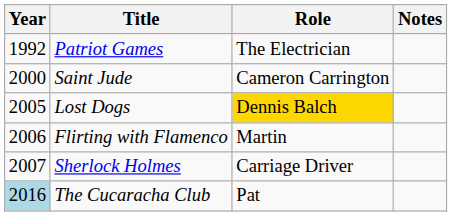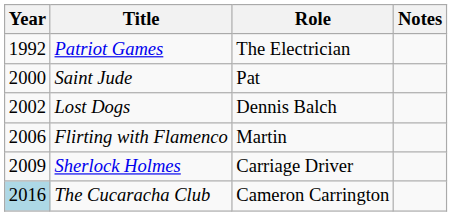(313, 78) Cameron Carrington -> (248, 78) Pat
(27, 107) 2005 -> (27, 107) 2002
(287, 107) gold background -> (287, 107) no background
(27, 166) 2007 -> (27, 166) 2009
(248, 195) Pat -> (313, 195) Cameron Carrington
